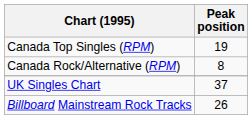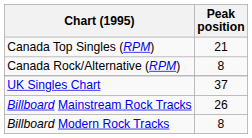(221, 47) 19 -> (221, 47) 21
+ row: (88, 124)
